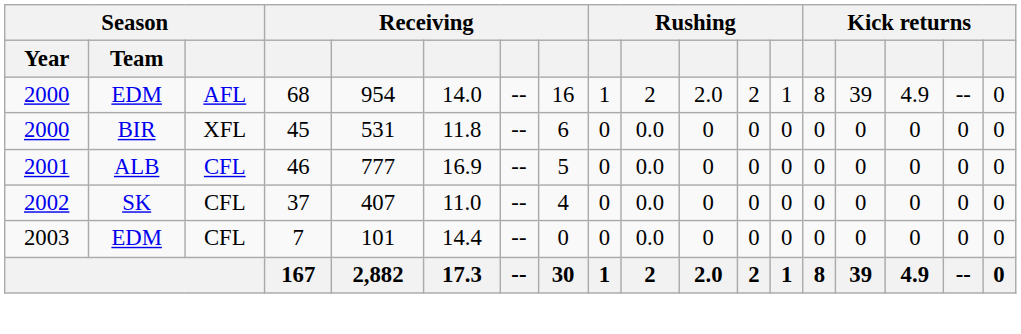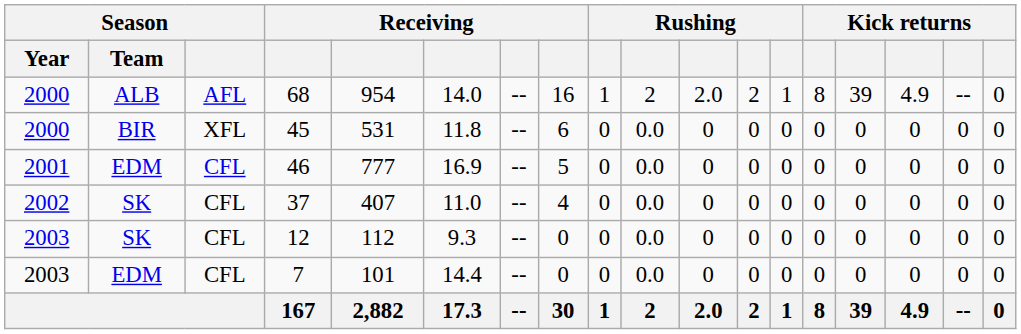(137, 94) EDM -> (137, 94) ALB
(137, 166) ALB -> (137, 166) EDM
+ row: (298, 238)
